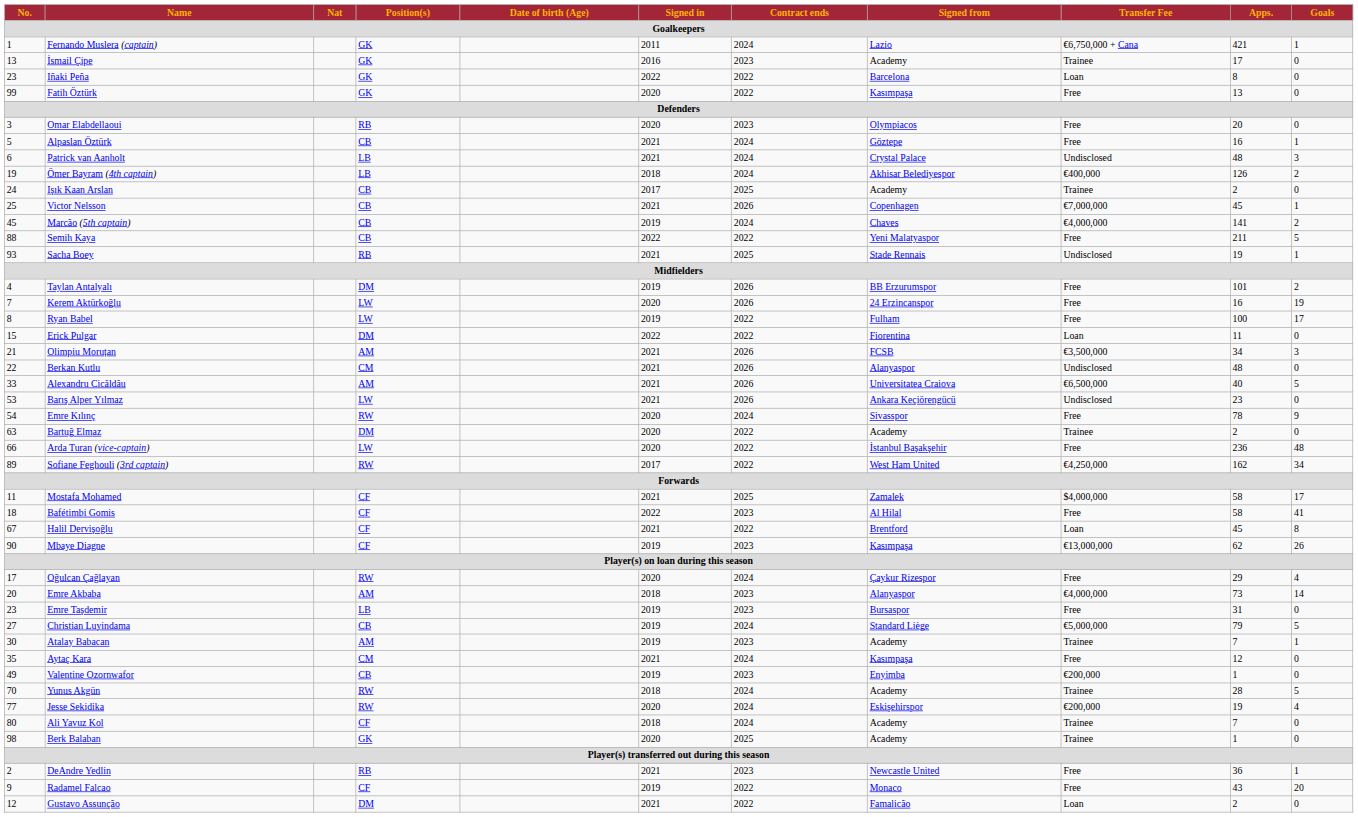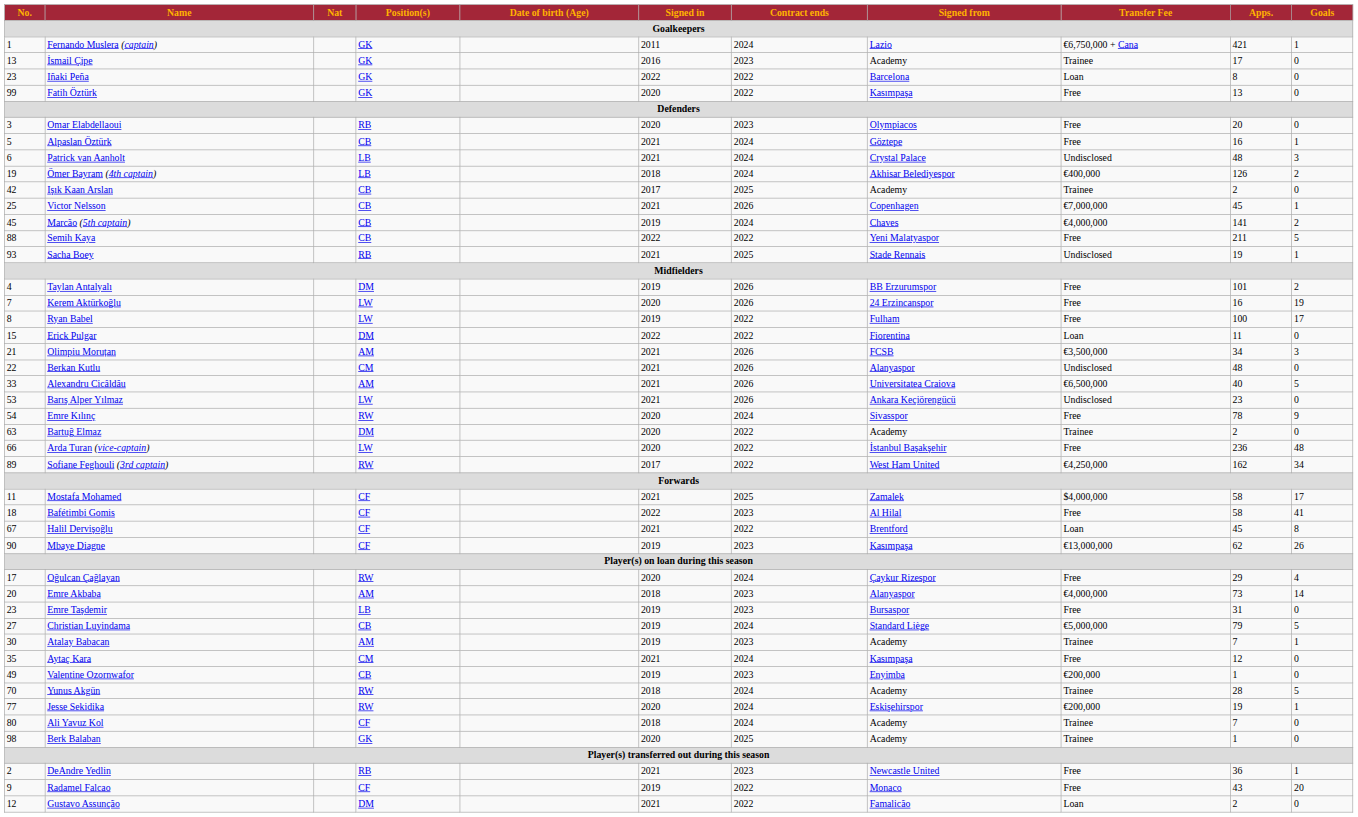(12, 190) 24 -> (12, 190) 42
(1297, 707) 4 -> (1297, 707) 1
